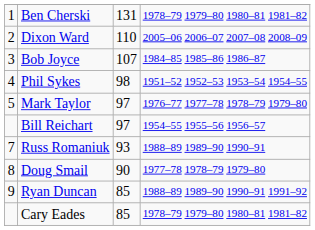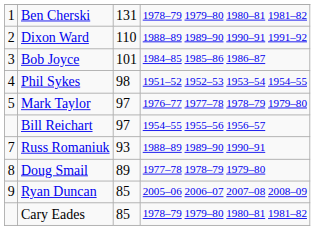(225, 37) 2005–06 2006–07 2007–08 2008–09 -> (225, 37) 1988–89 1989–90 1990–91 1991–92
(126, 59) 107 -> (126, 59) 101
(123, 170) 90 -> (123, 170) 89
(225, 192) 1988–89 1989–90 1990–91 1991–92 -> (225, 192) 2005–06 2006–07 2007–08 2008–09
